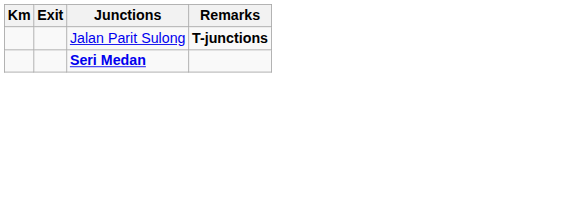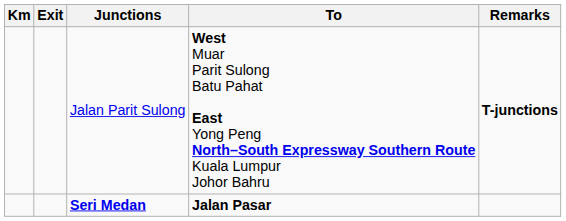+ column: (334, 15)
